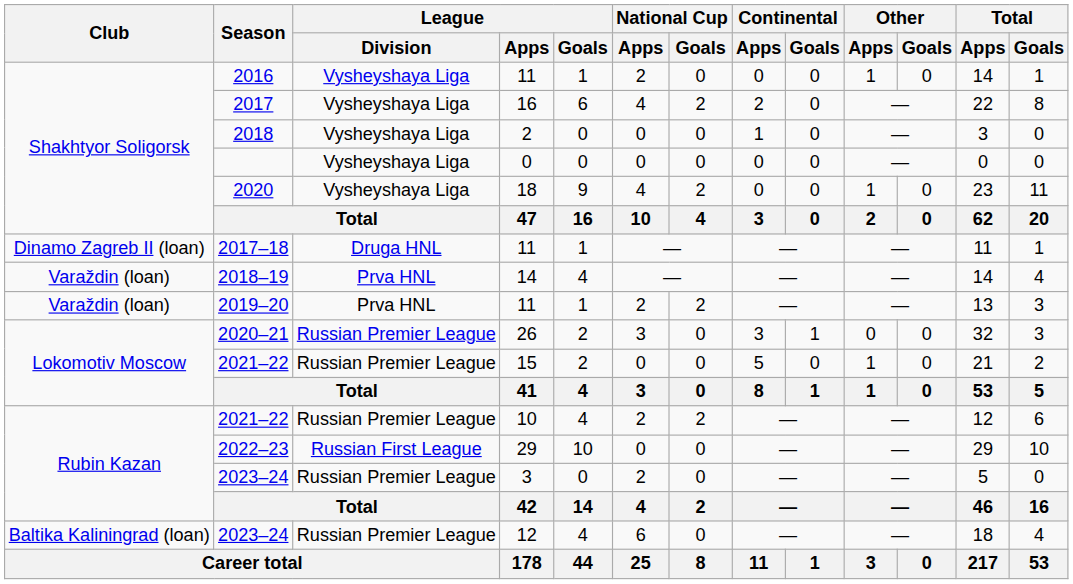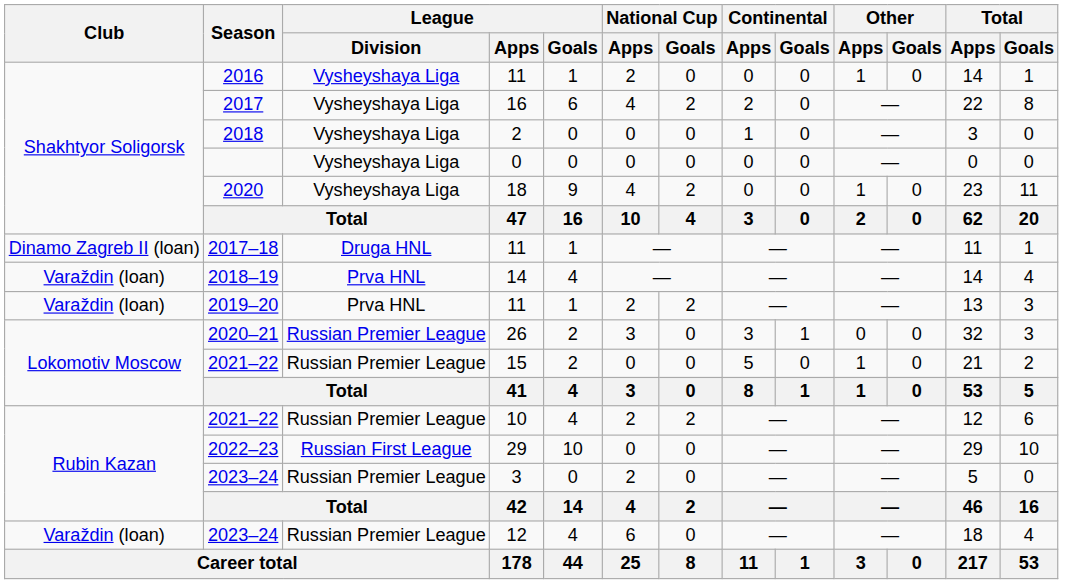(109, 534) Baltika Kaliningrad (loan) -> (104, 534) Varaždin (loan)
